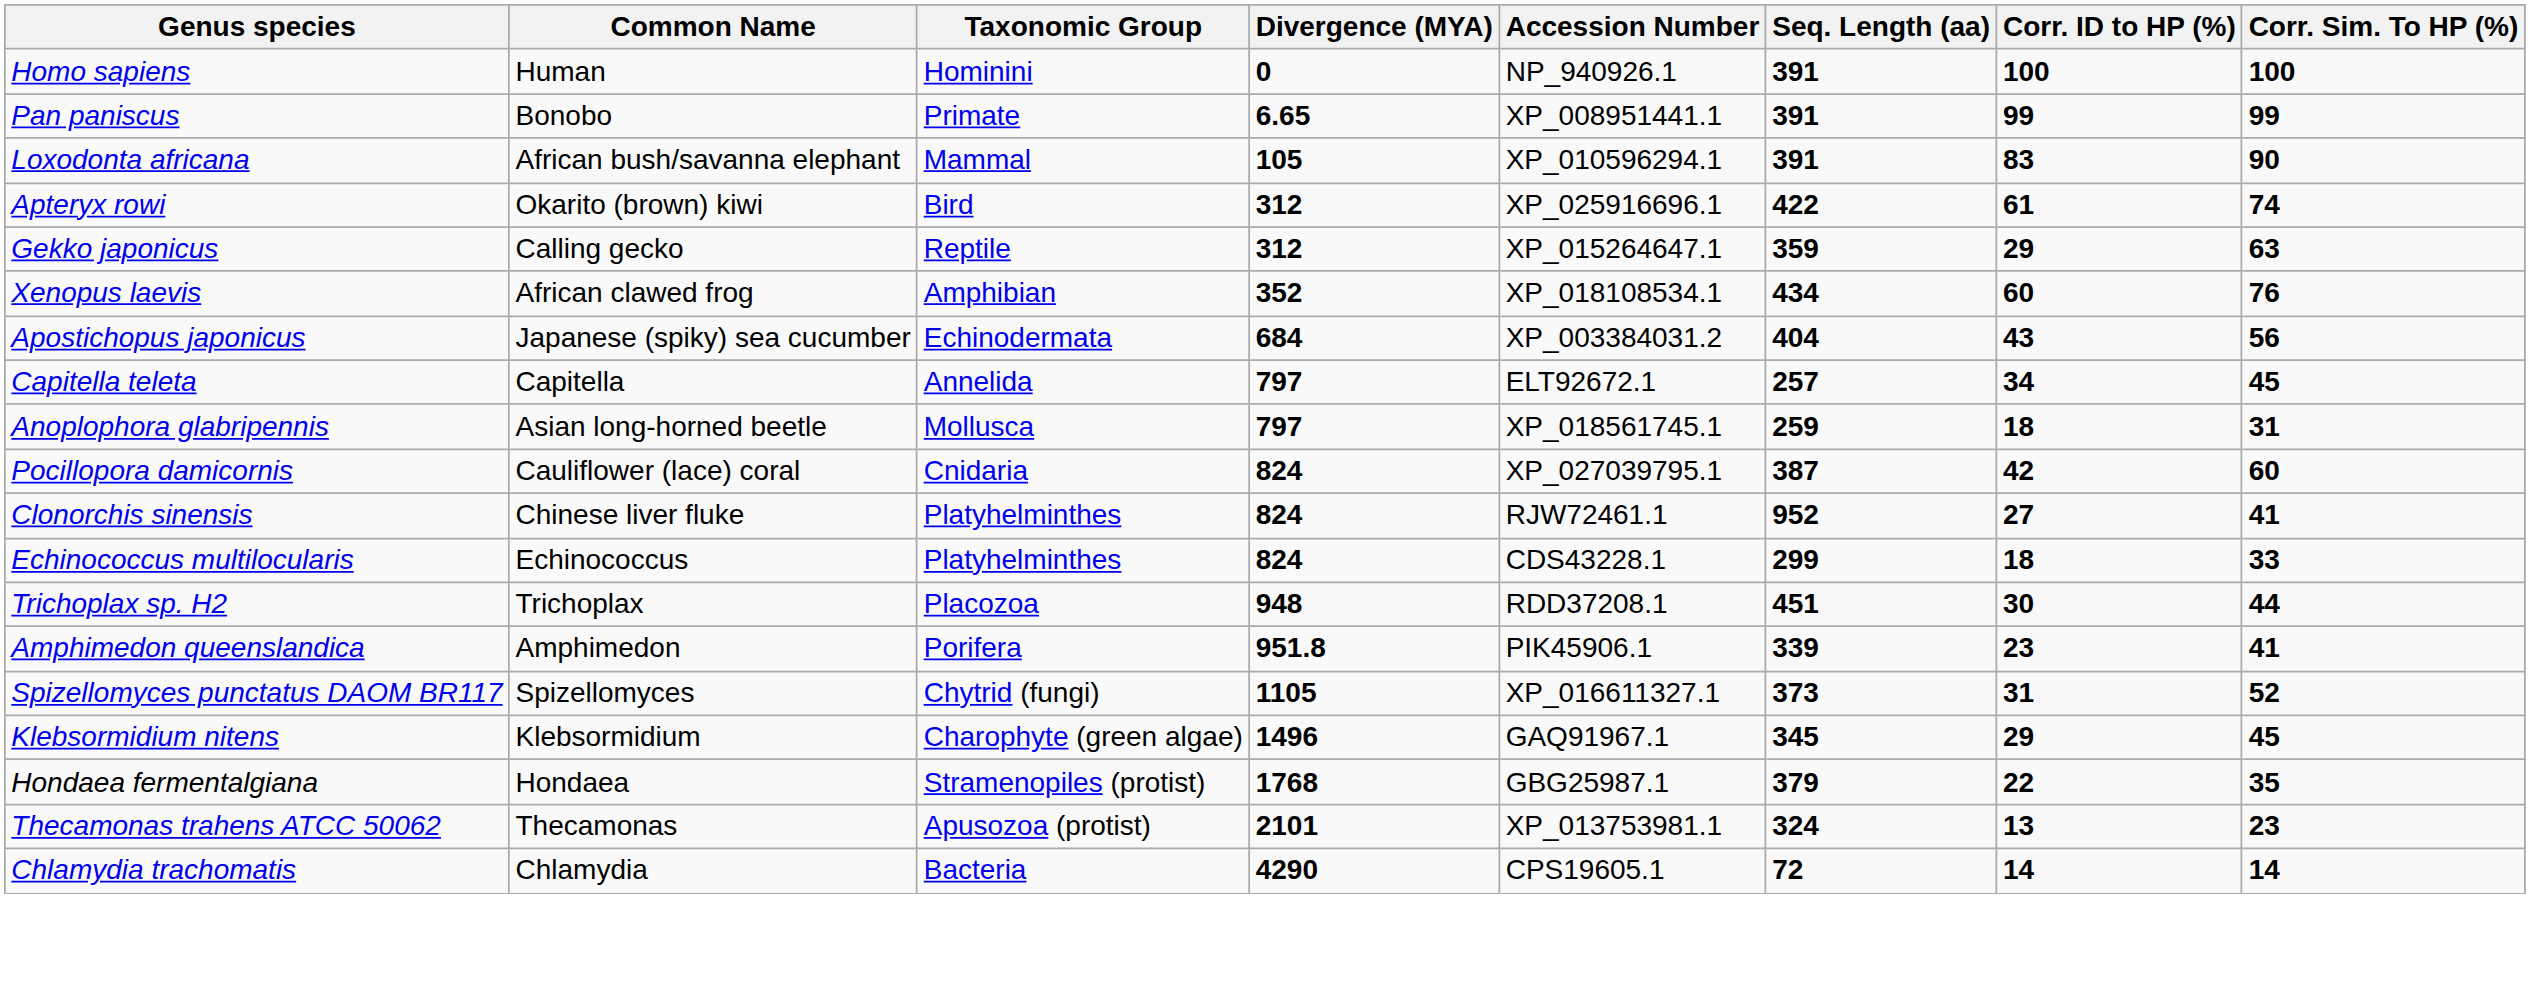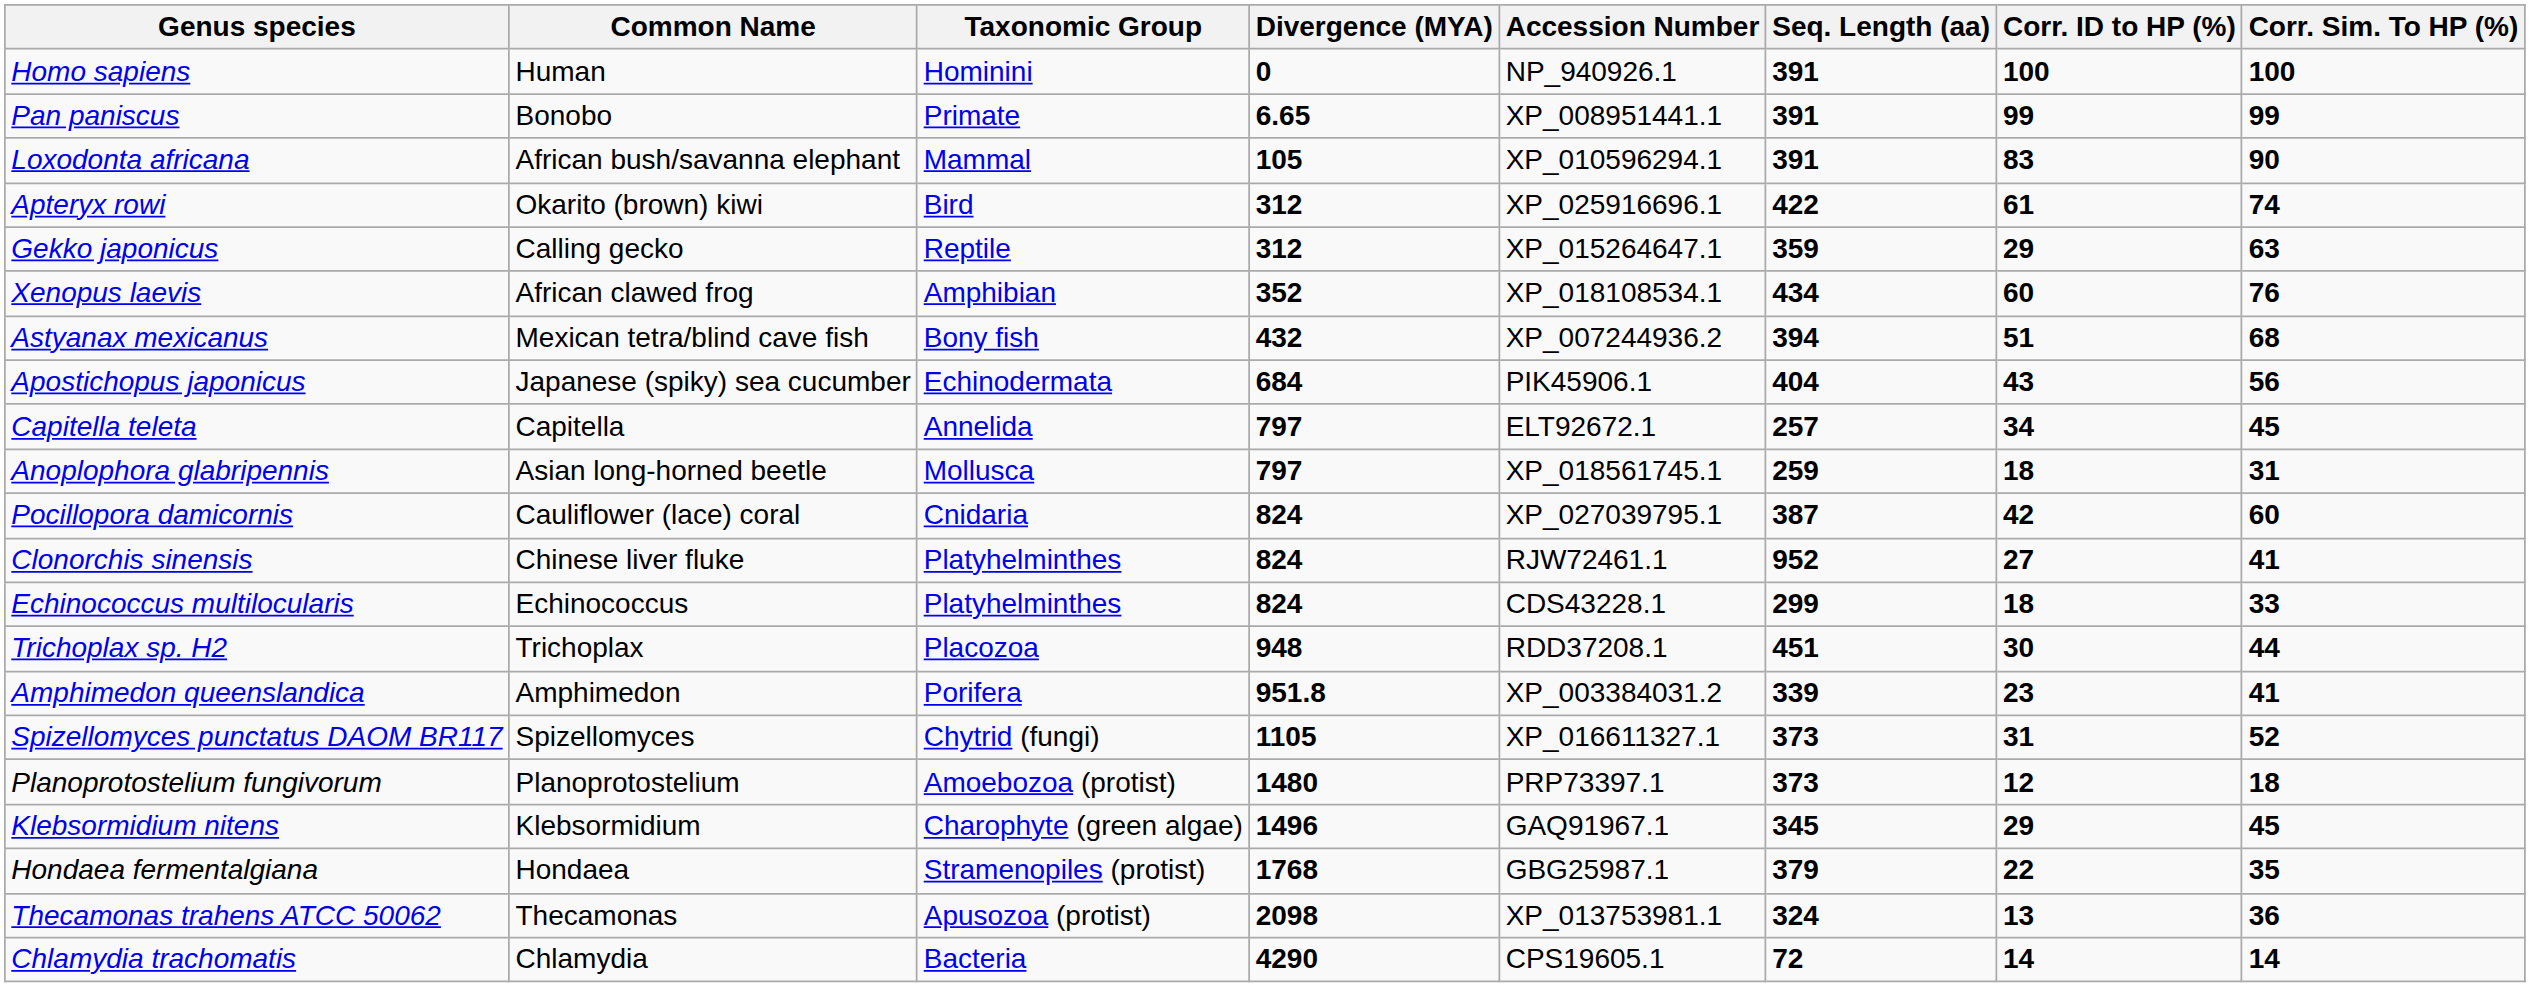+ row: (140, 337)
(1614, 337) XP_003384031.2 -> (1579, 381) PIK45906.1
(1579, 648) PIK45906.1 -> (1614, 692) XP_003384031.2
+ row: (197, 781)
(1287, 826) 2101 -> (1287, 914) 2098
(2264, 826) 23 -> (2264, 914) 36
